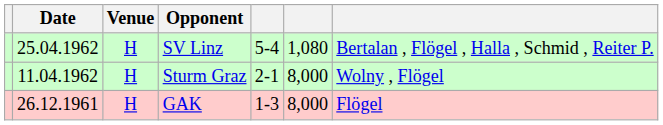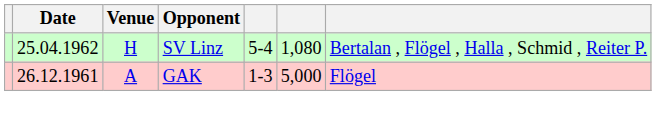- row: (205, 76)
(131, 104) H -> (131, 76) A
(308, 104) 8,000 -> (301, 76) 5,000
